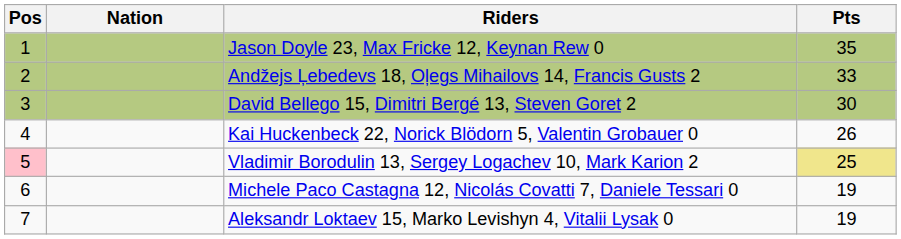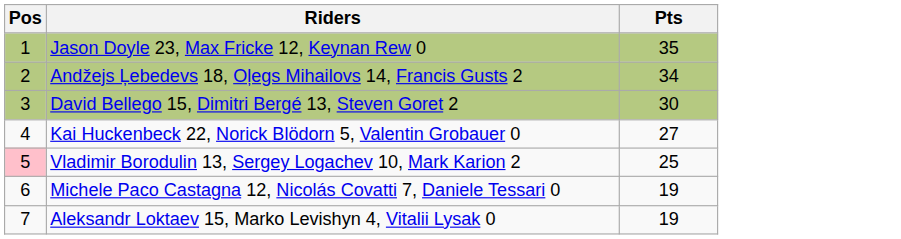- column: (135, 18)
(847, 76) 33 -> (669, 76) 34
(847, 133) 26 -> (669, 133) 27
(847, 162) khaki background -> (669, 162) no background
